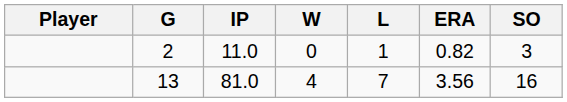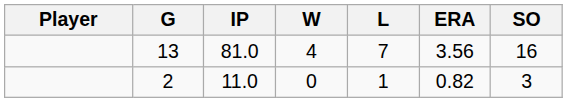rows swapped: (168, 81) <-> (168, 50)
